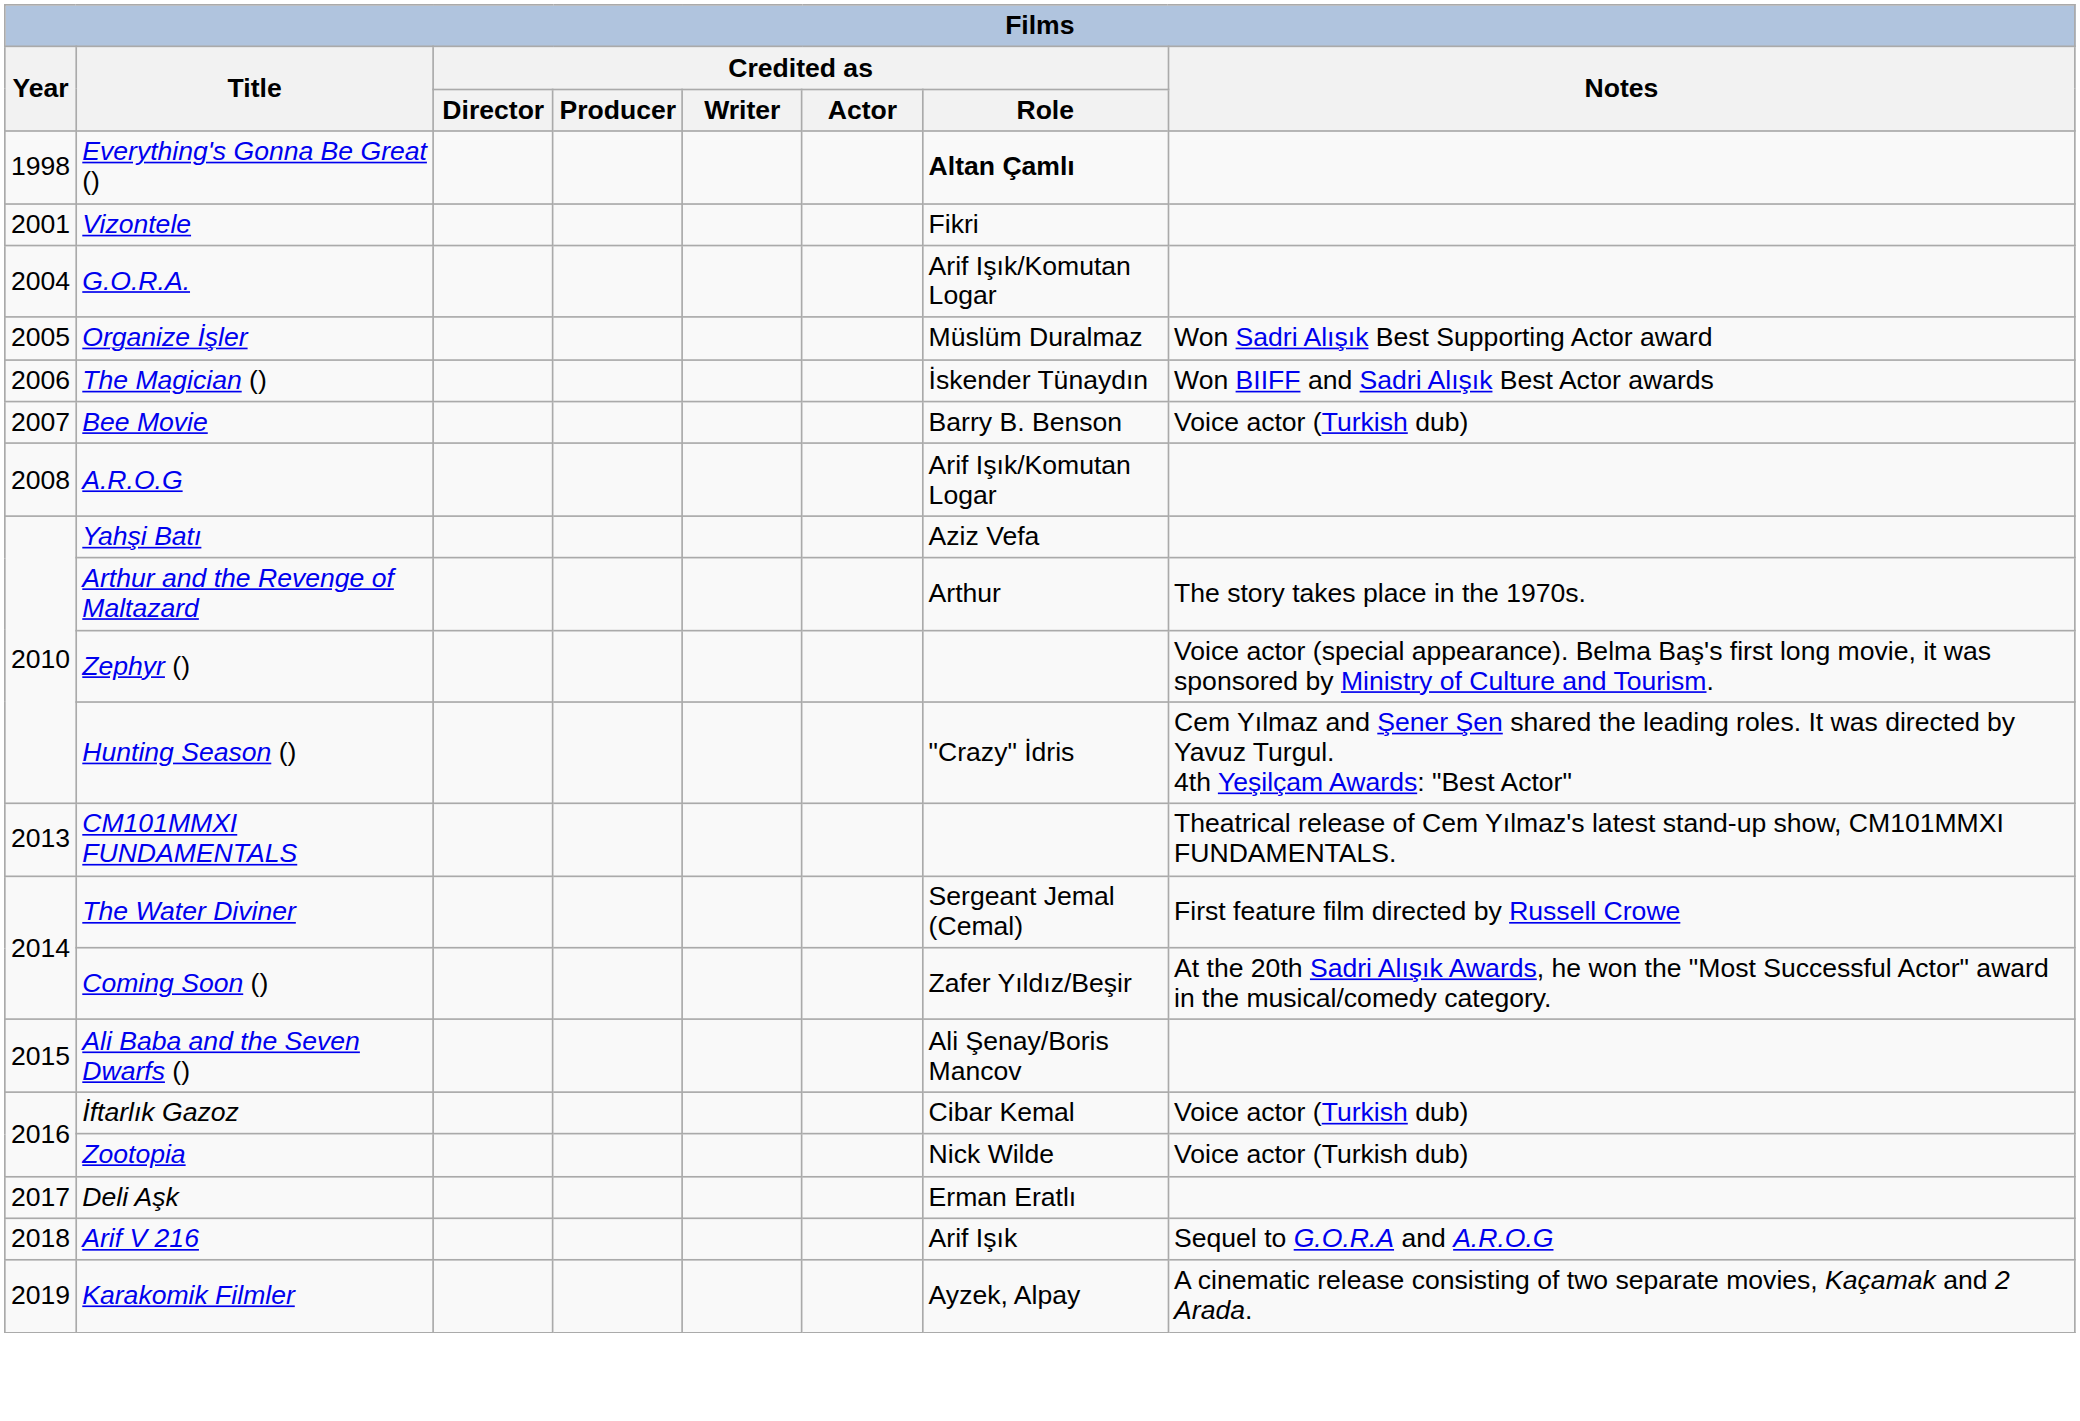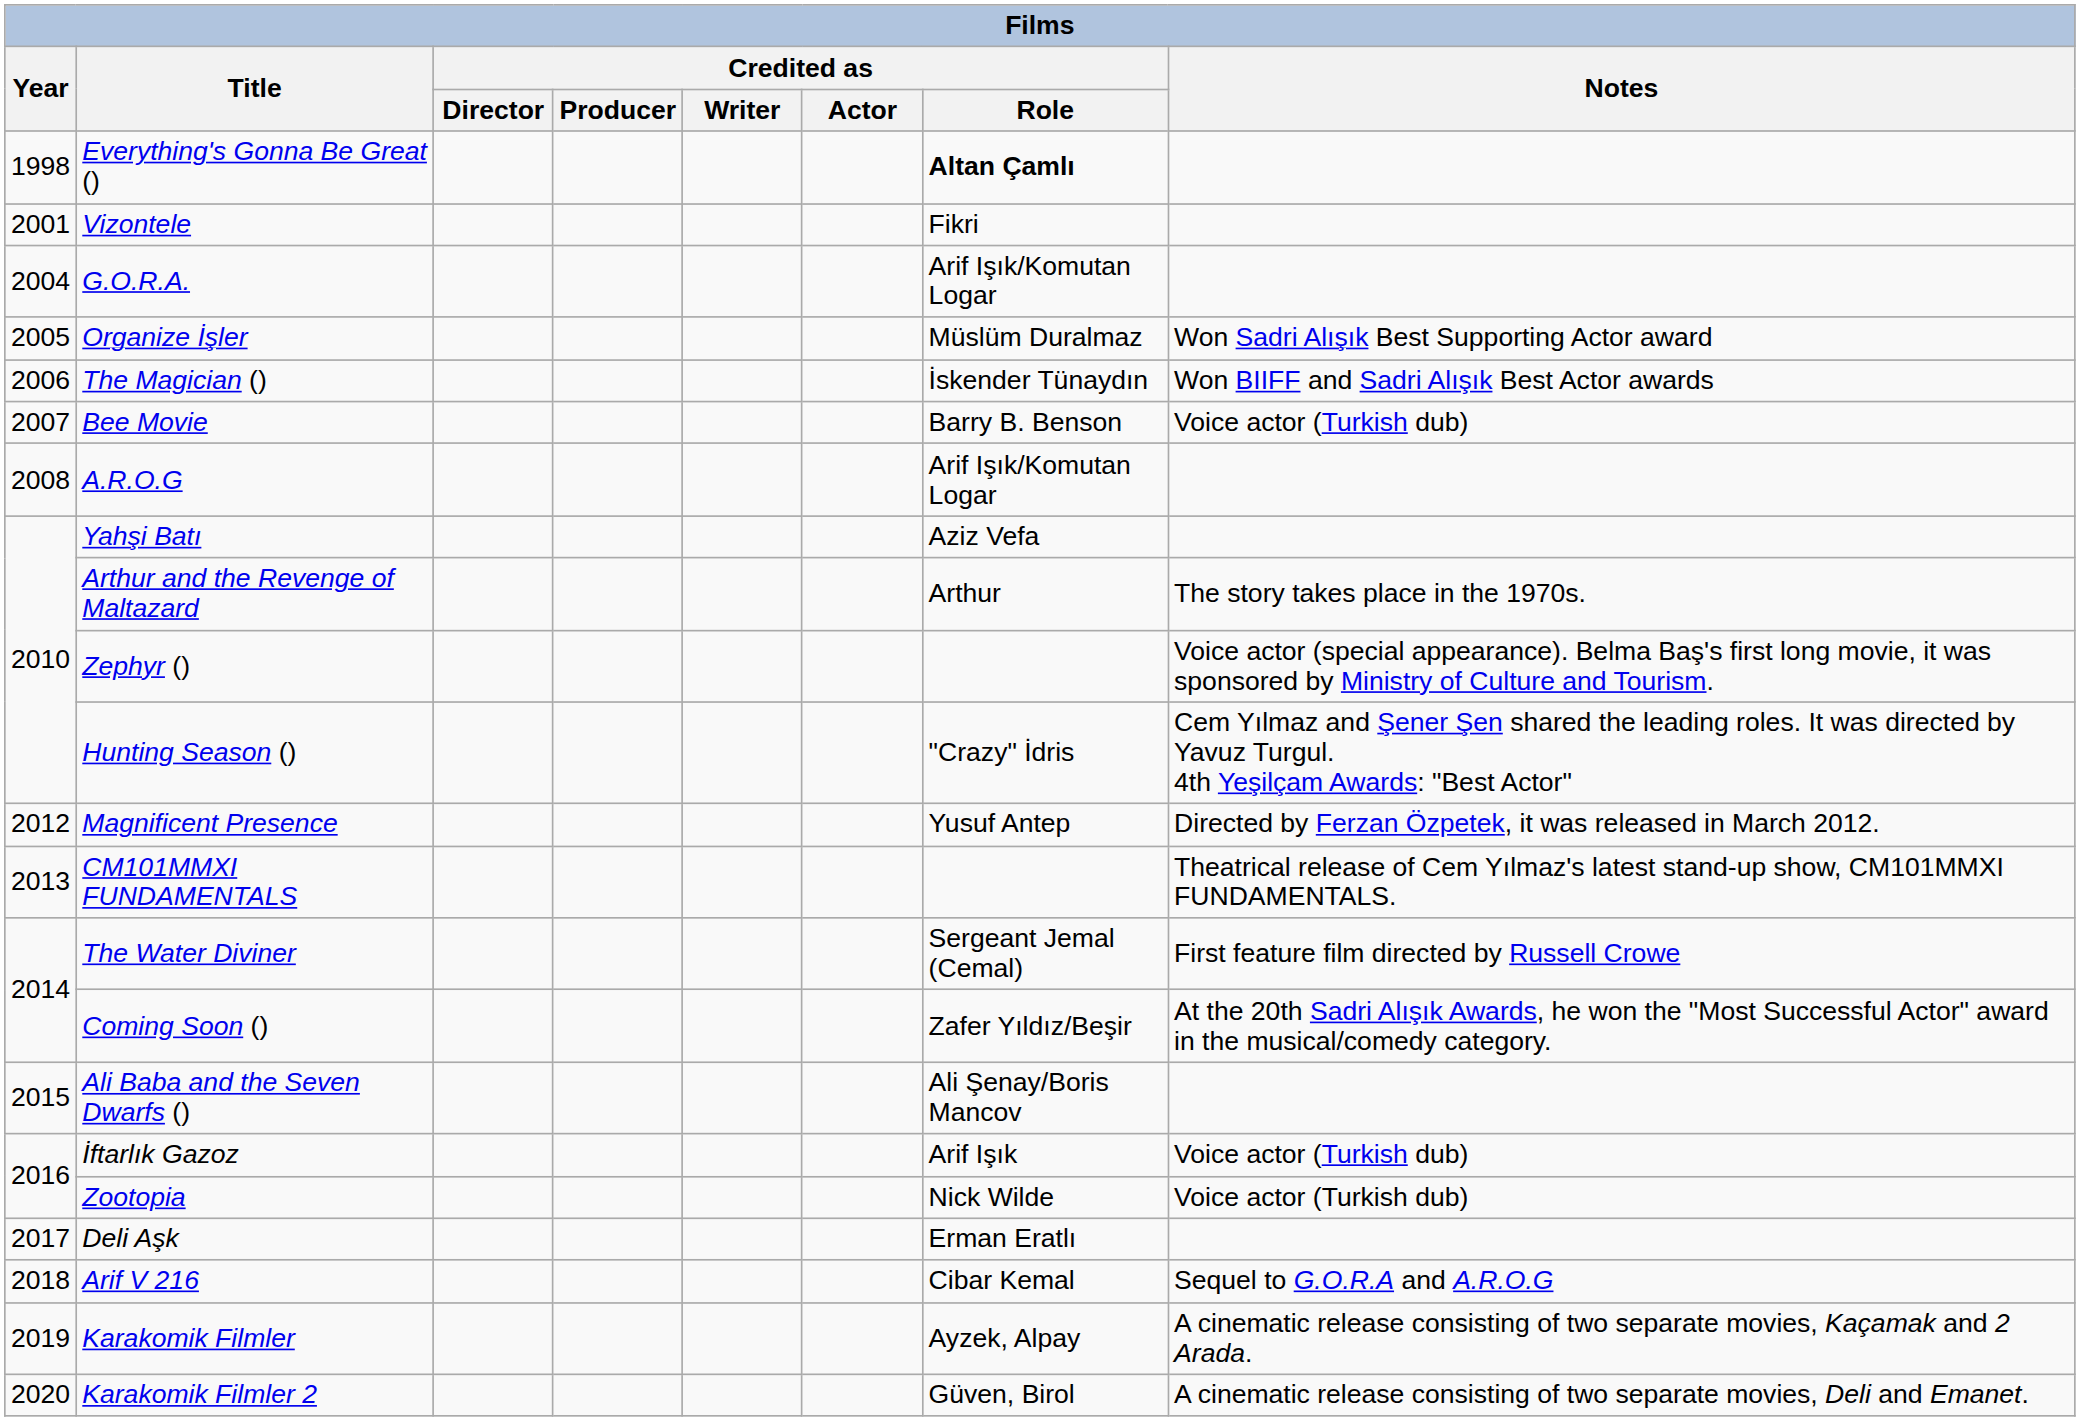+ row: (210, 824)
(1002, 1112) Cibar Kemal -> (973, 1154) Arif Işık
(973, 1238) Arif Işık -> (1002, 1280) Cibar Kemal
+ row: (200, 1395)
